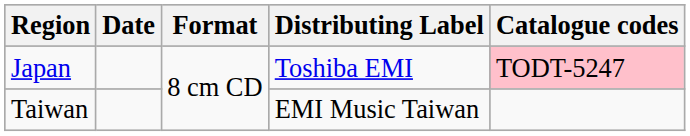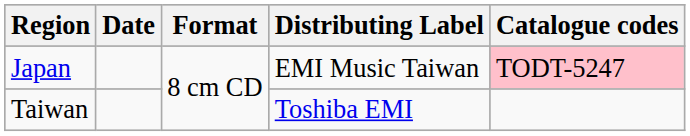(344, 67) Toshiba EMI -> (377, 67) EMI Music Taiwan
(377, 109) EMI Music Taiwan -> (344, 109) Toshiba EMI
